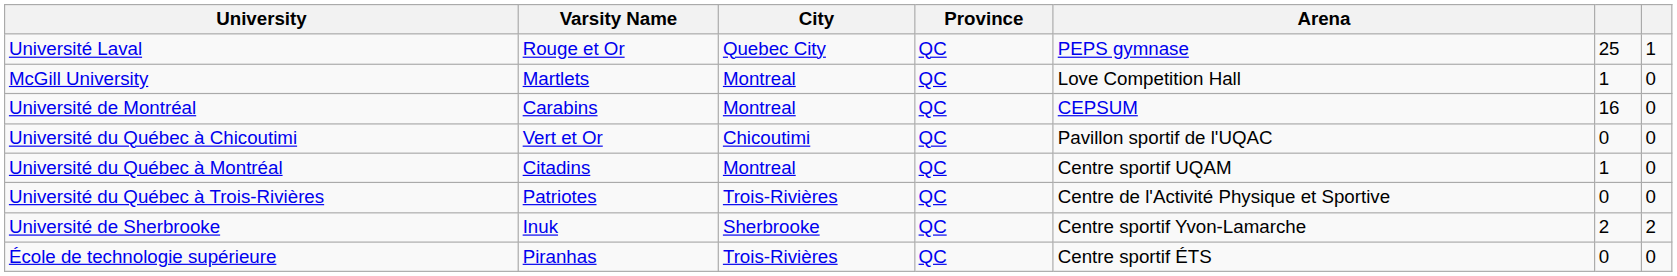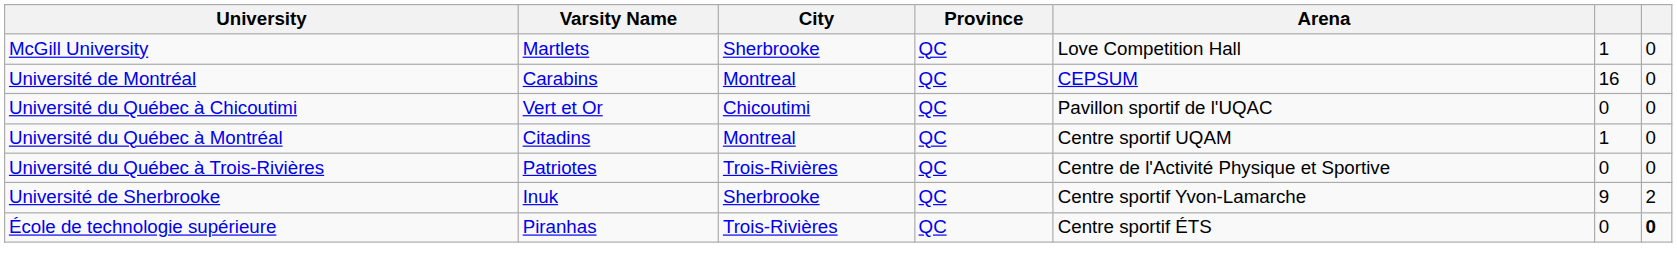- row: (75, 49)
(759, 78) Montreal -> (771, 49) Sherbrooke
(1604, 227) 2 -> (1604, 197) 9
(1651, 256) normal -> (1651, 227) bold
